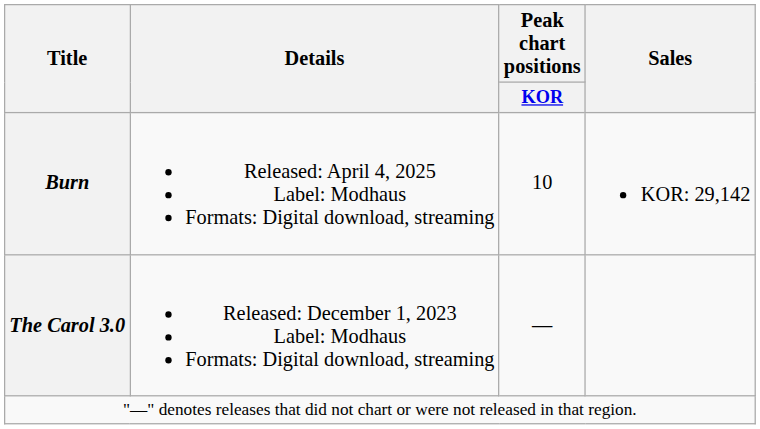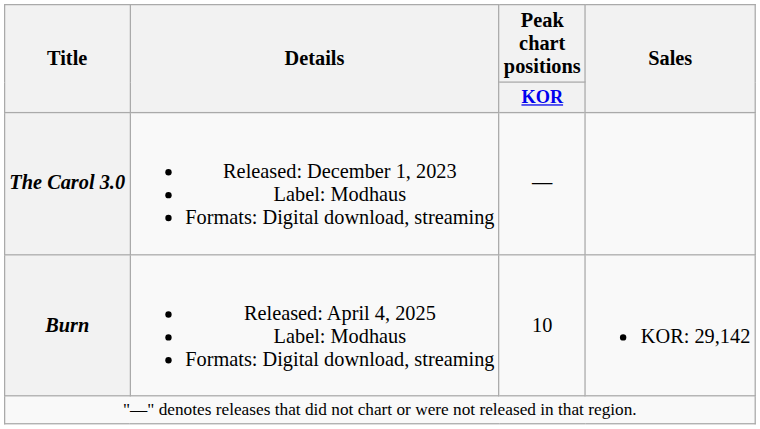rows swapped: (67, 324) <-> (67, 183)
